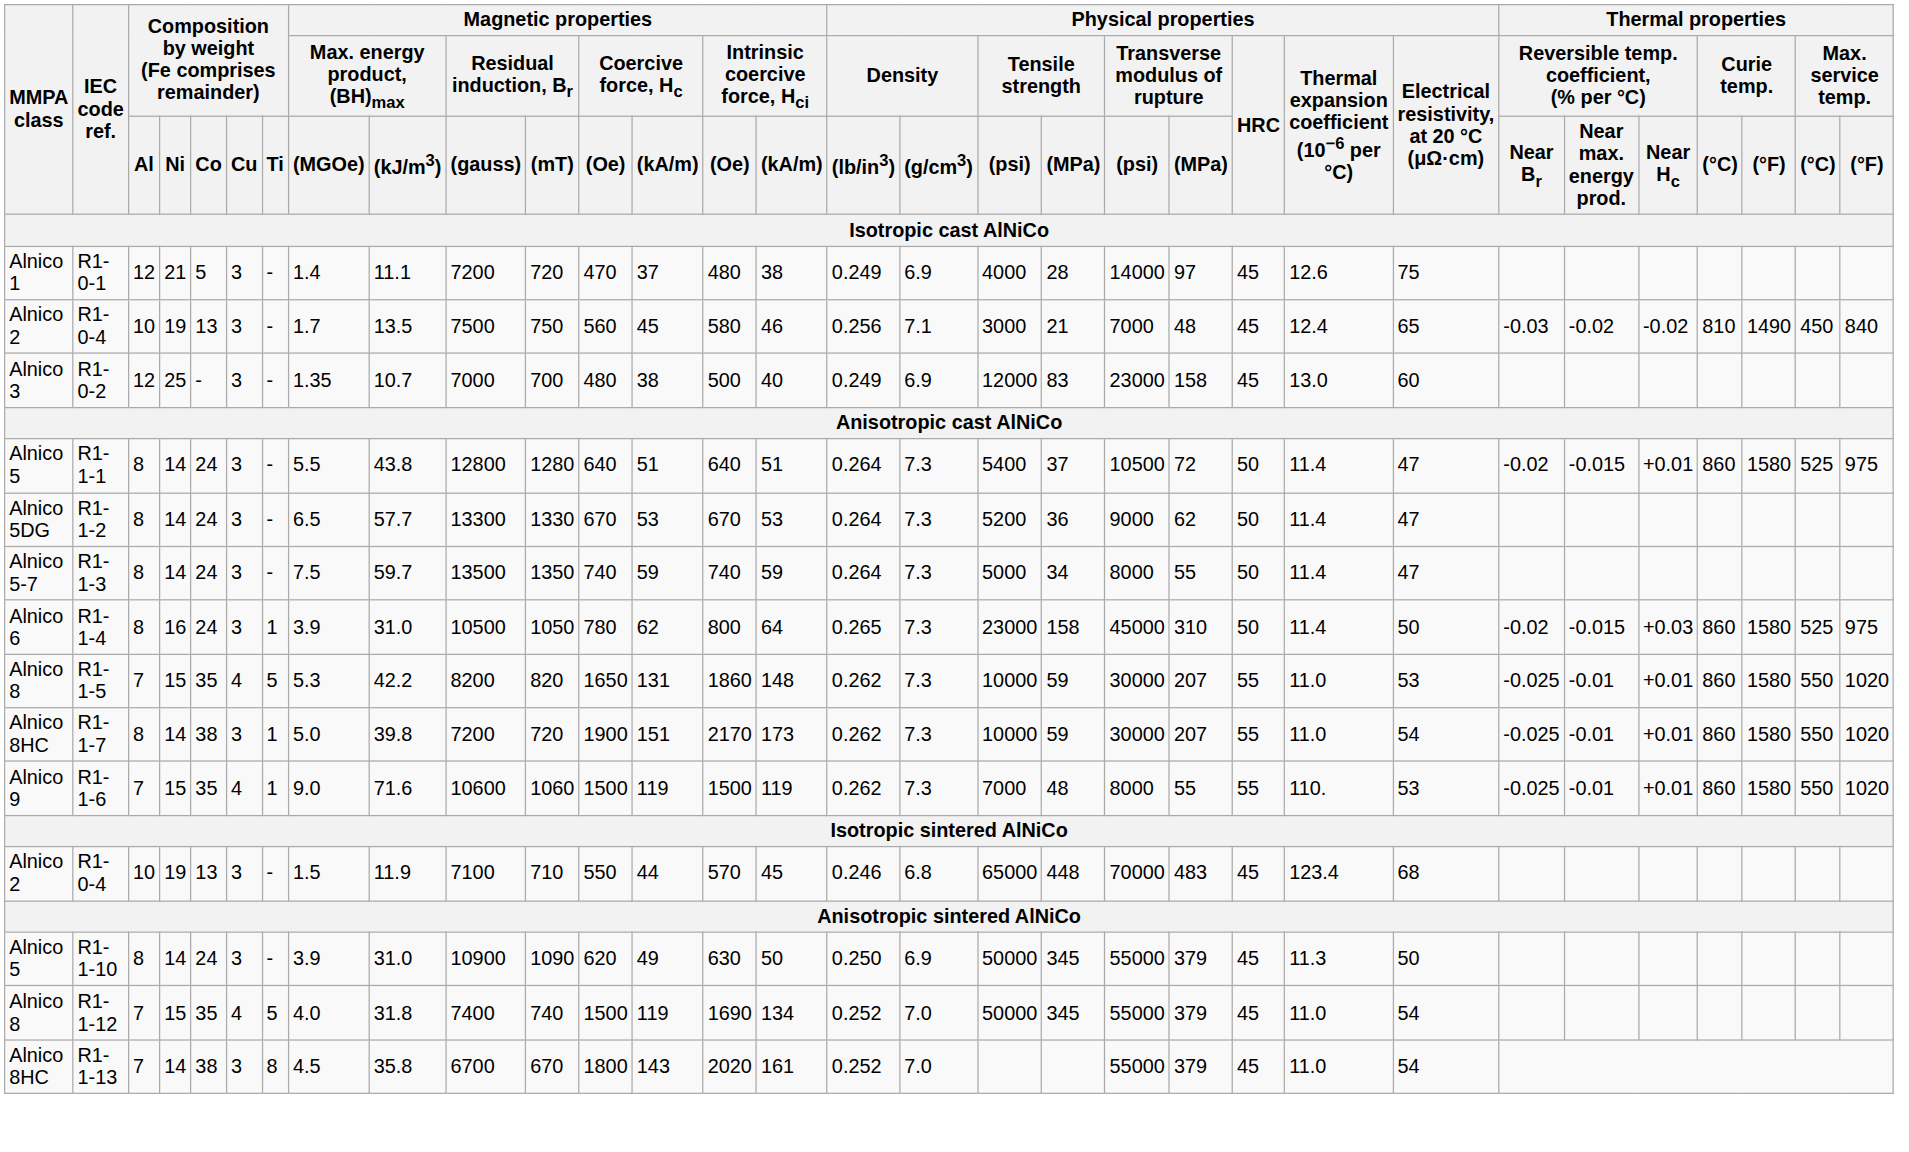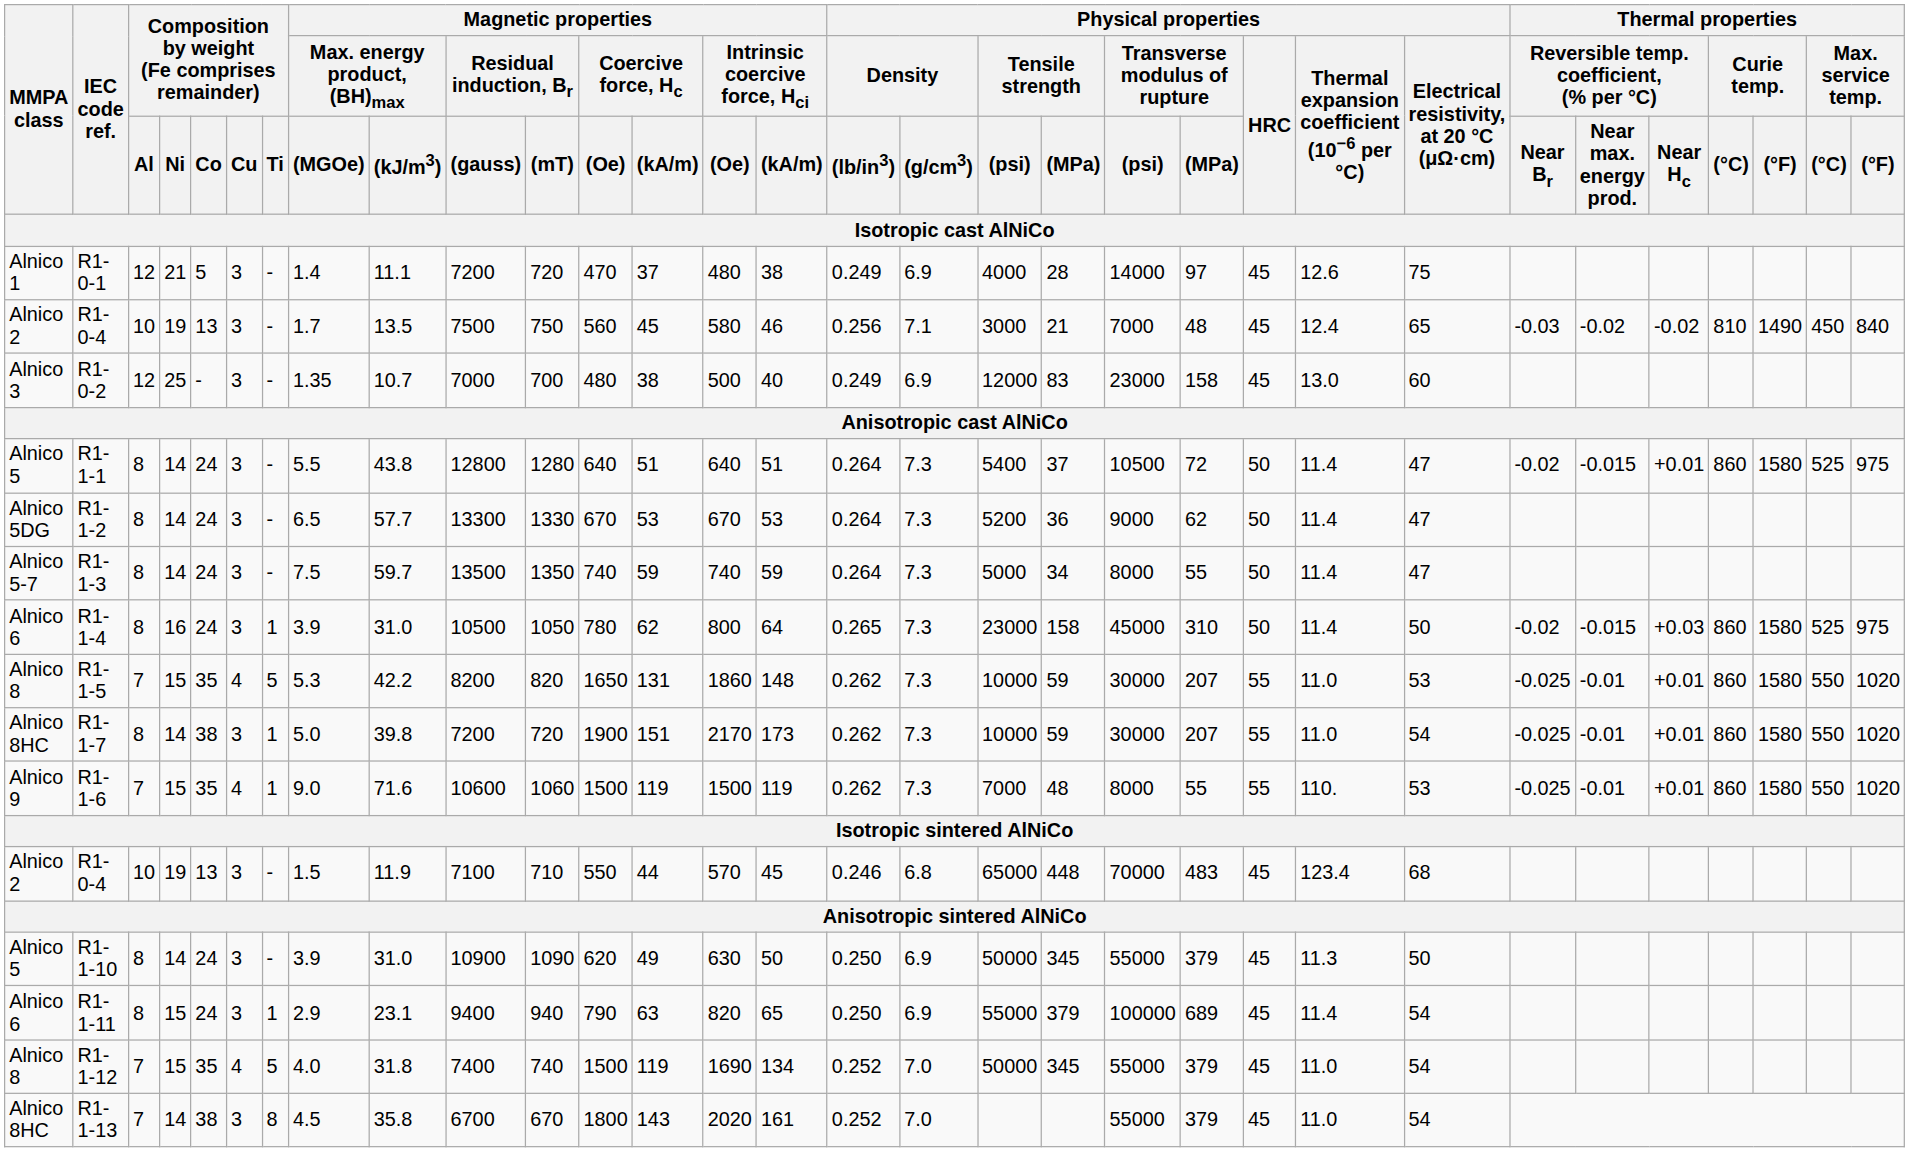+ row: (36, 1012)
